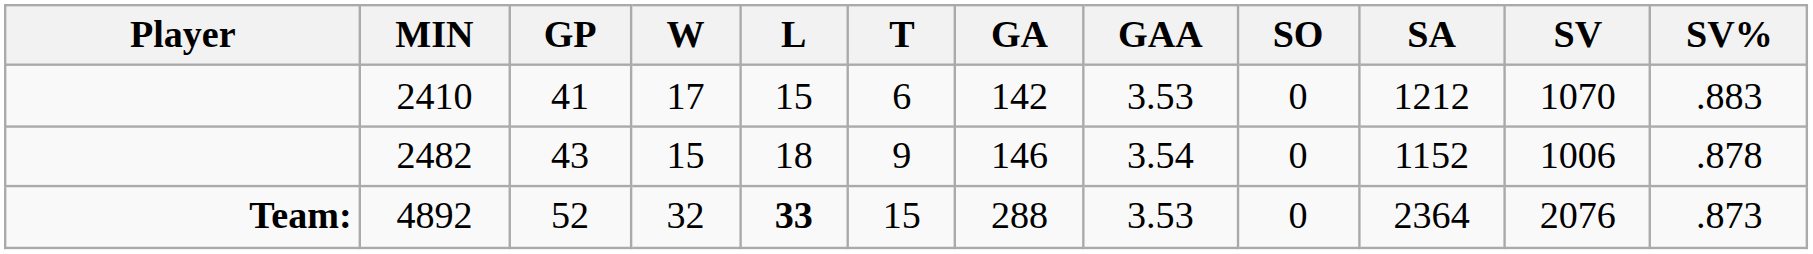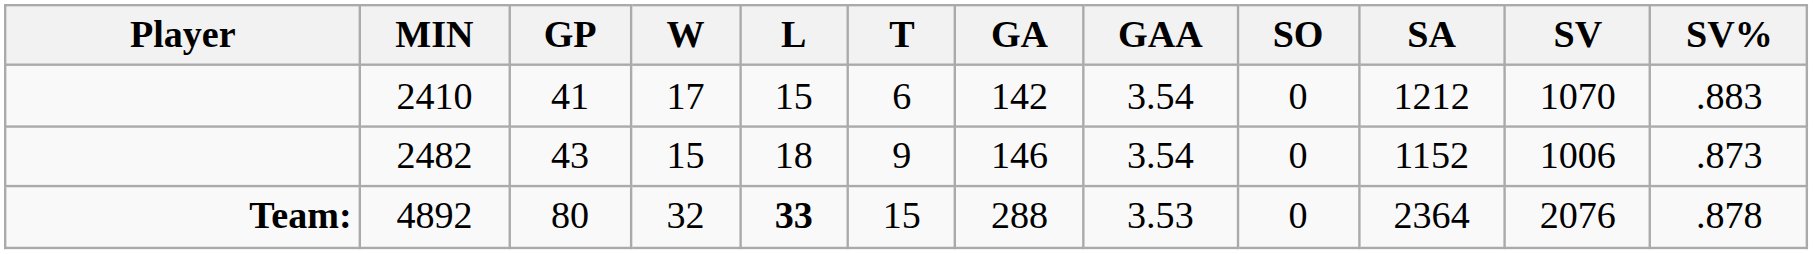(1160, 95) 3.53 -> (1160, 95) 3.54
(1729, 155) .878 -> (1729, 155) .873
(570, 215) 52 -> (570, 215) 80
(1729, 215) .873 -> (1729, 215) .878
